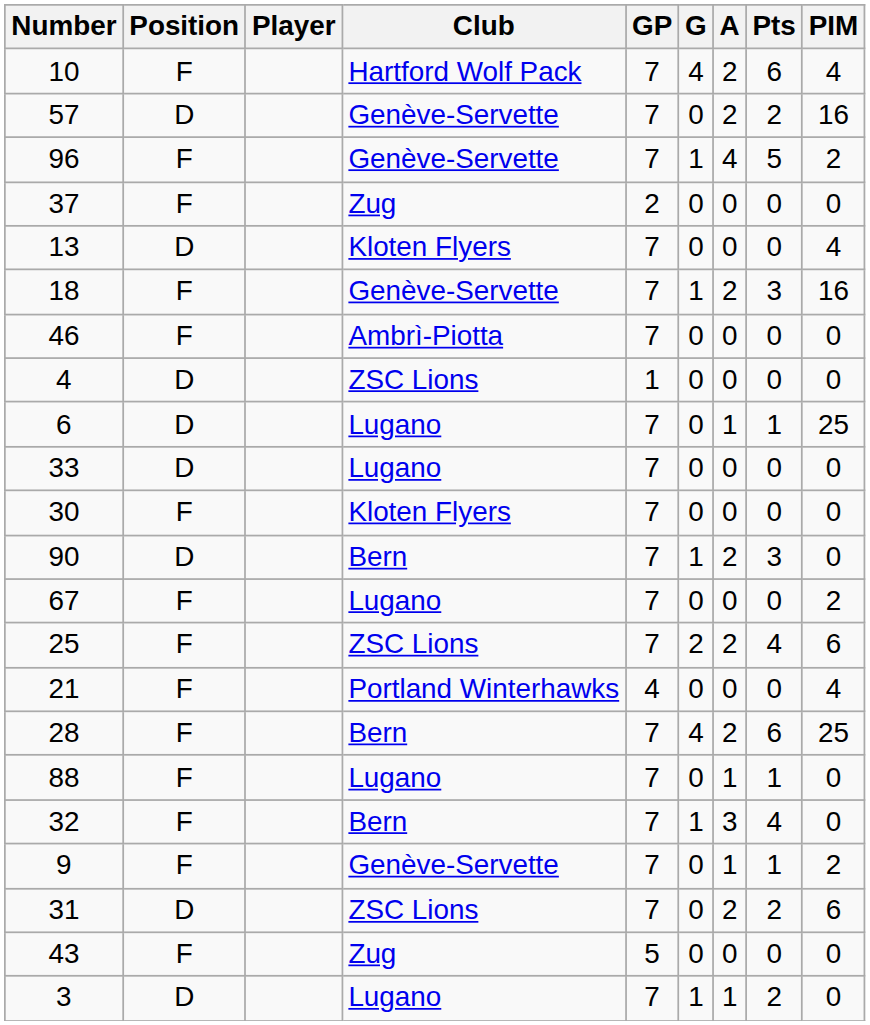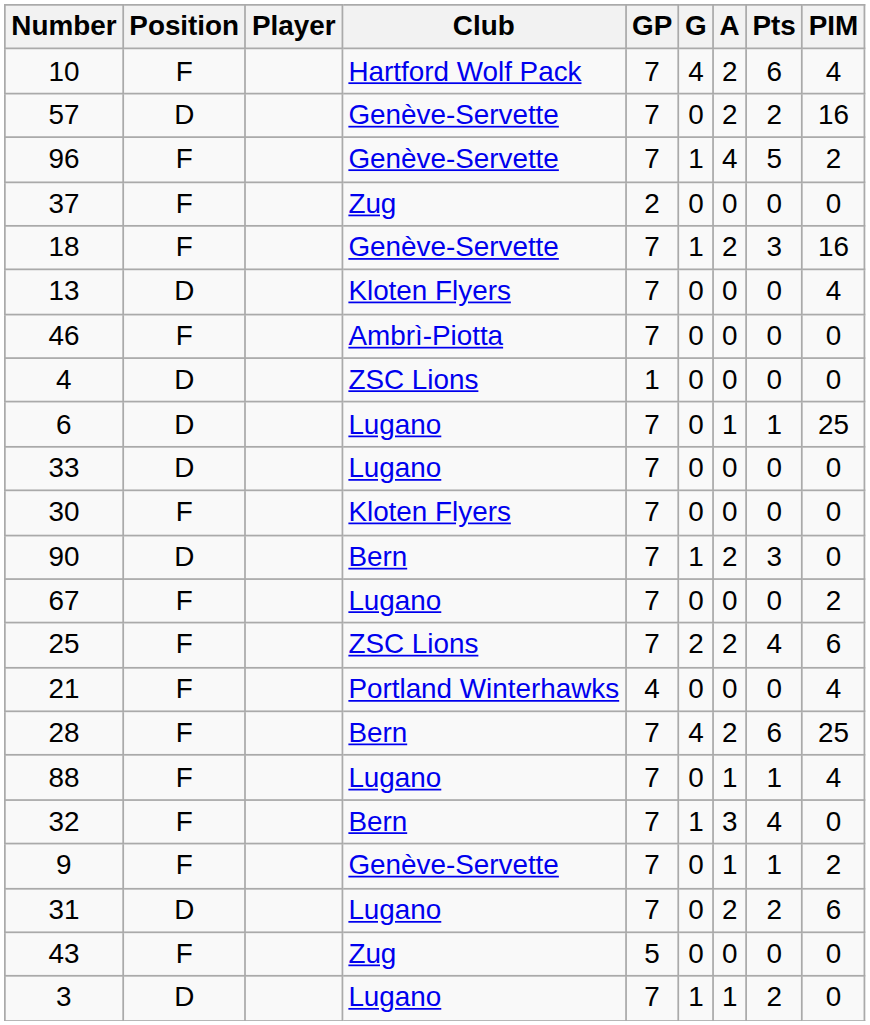rows swapped: (64, 291) <-> (64, 247)
(833, 777) 0 -> (833, 777) 4
(413, 909) ZSC Lions -> (395, 909) Lugano
